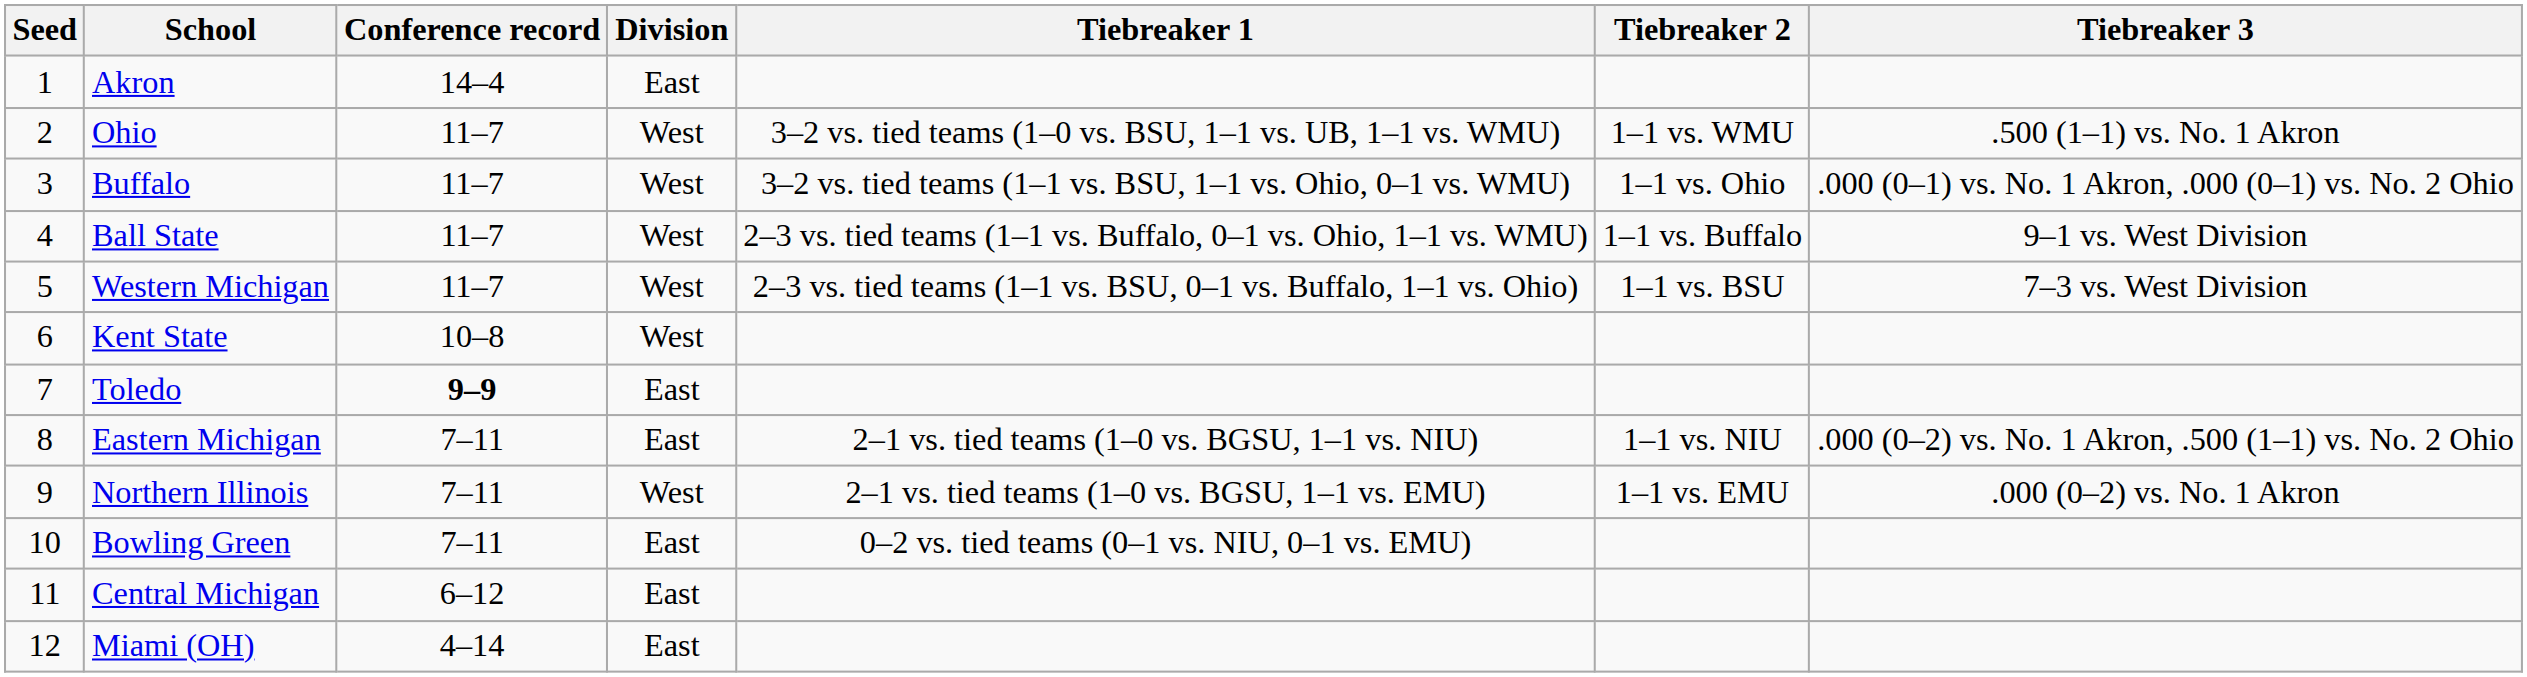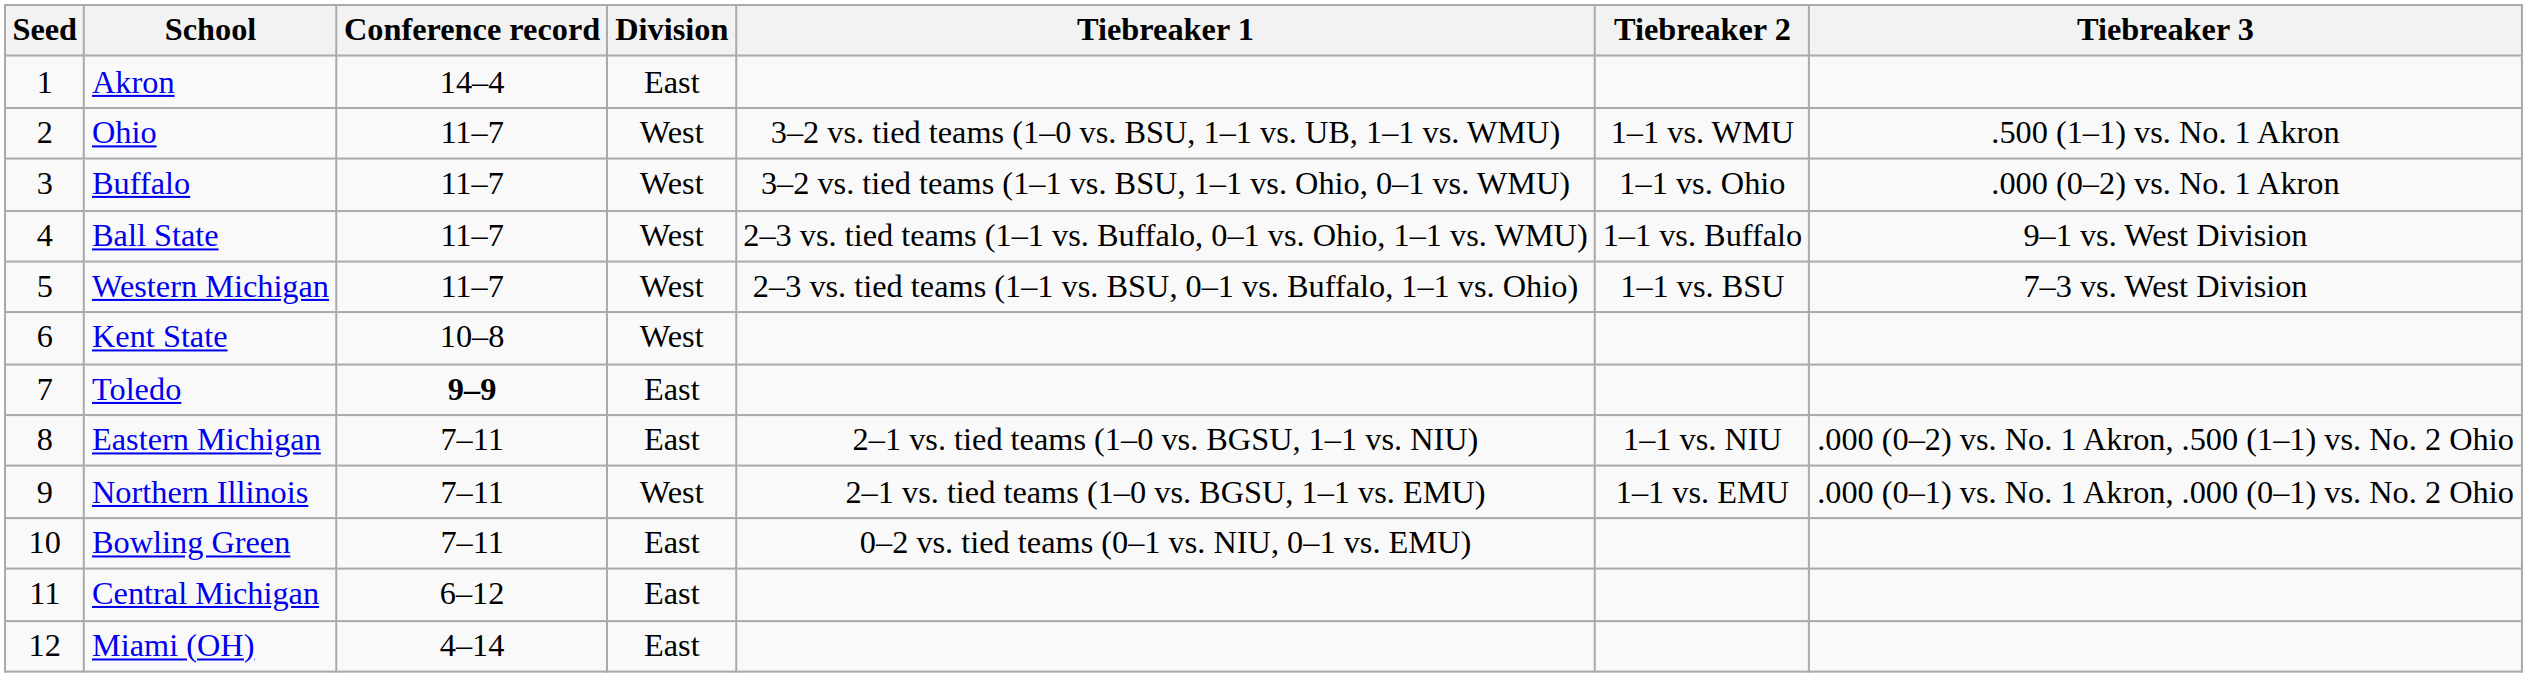(2165, 183) .000 (0–1) vs. No. 1 Akron, .000 (0–1) vs. No. 2 Ohio -> (2165, 183) .000 (0–2) vs. No. 1 Akron
(2165, 491) .000 (0–2) vs. No. 1 Akron -> (2165, 491) .000 (0–1) vs. No. 1 Akron, .000 (0–1) vs. No. 2 Ohio
